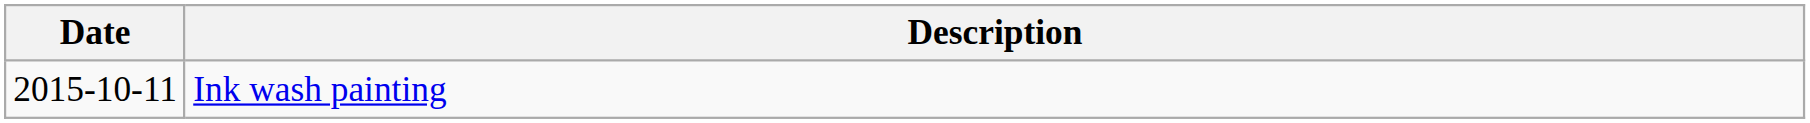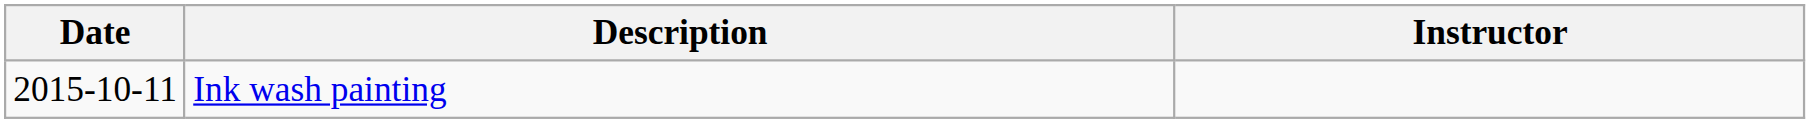+ column: (1490, 32)
